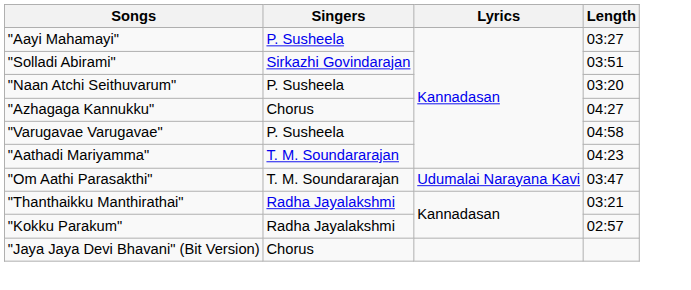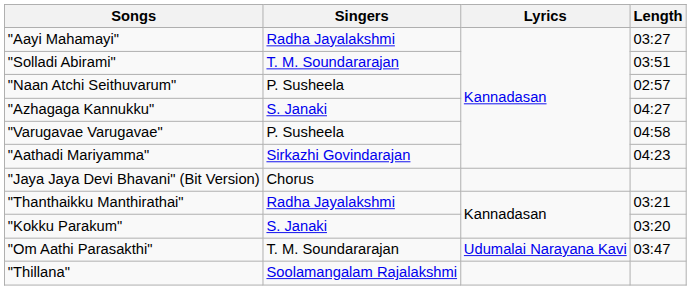(305, 39) P. Susheela -> (331, 39) Radha Jayalakshmi
(338, 62) Sirkazhi Govindarajan -> (333, 62) T. M. Soundararajan
(605, 86) 03:20 -> (652, 86) 02:57
(290, 109) Chorus -> (297, 109) S. Janaki
(333, 156) T. M. Soundararajan -> (338, 156) Sirkazhi Govindarajan
rows swapped: (80, 179) <-> (134, 249)
(331, 226) Radha Jayalakshmi -> (297, 226) S. Janaki
(605, 226) 02:57 -> (652, 226) 03:20
+ row: (39, 272)
